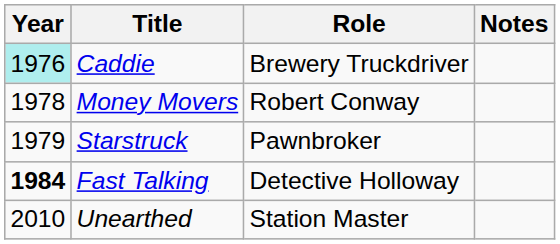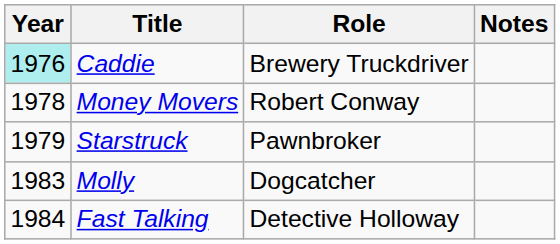+ row: (105, 180)
(38, 180) bold -> (38, 219) normal
- row: (134, 219)
